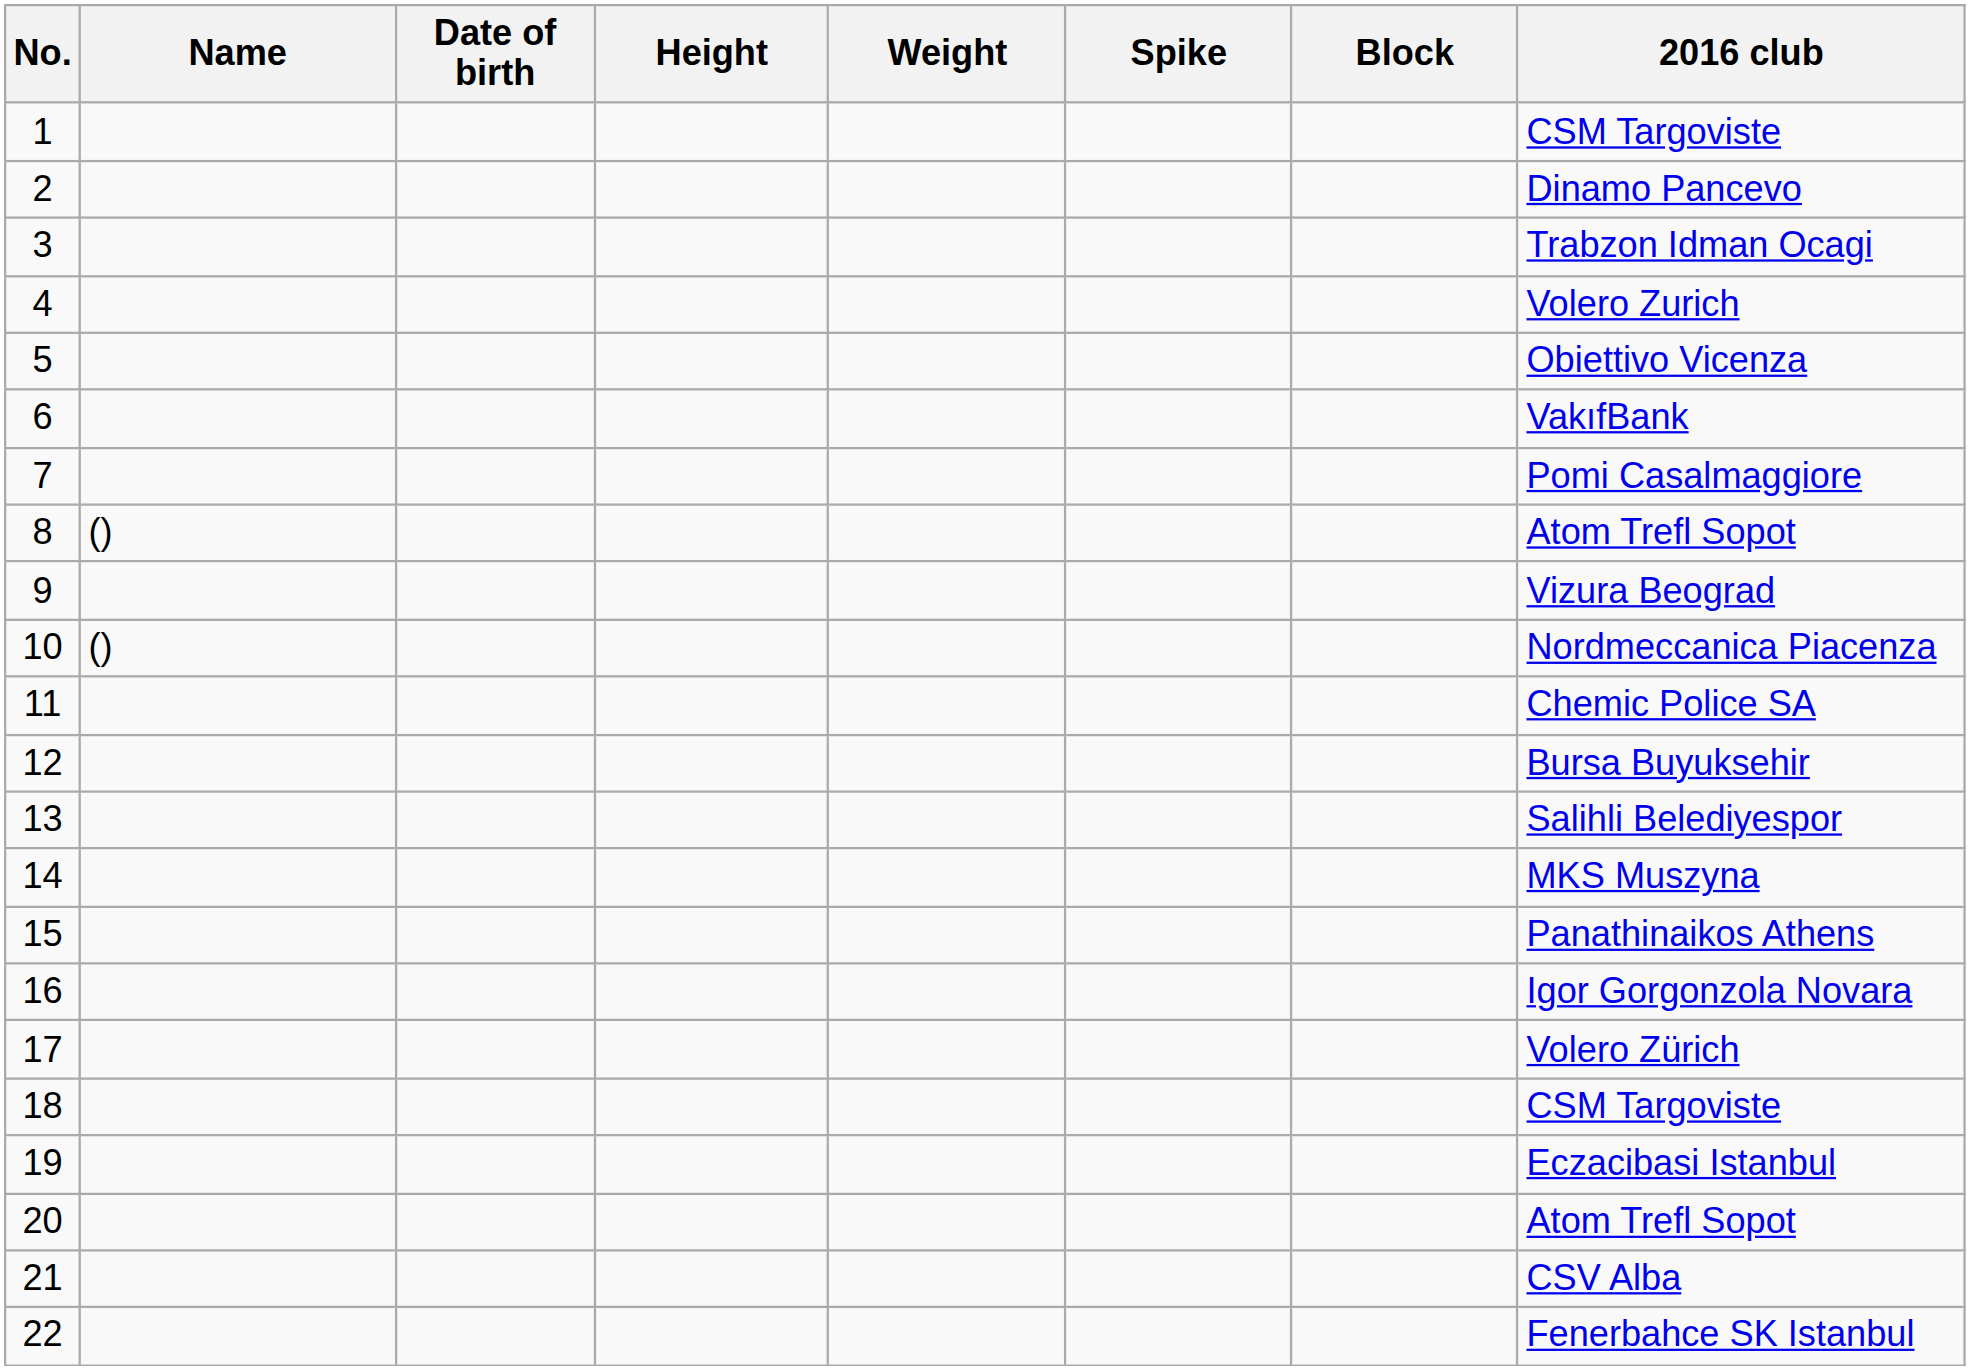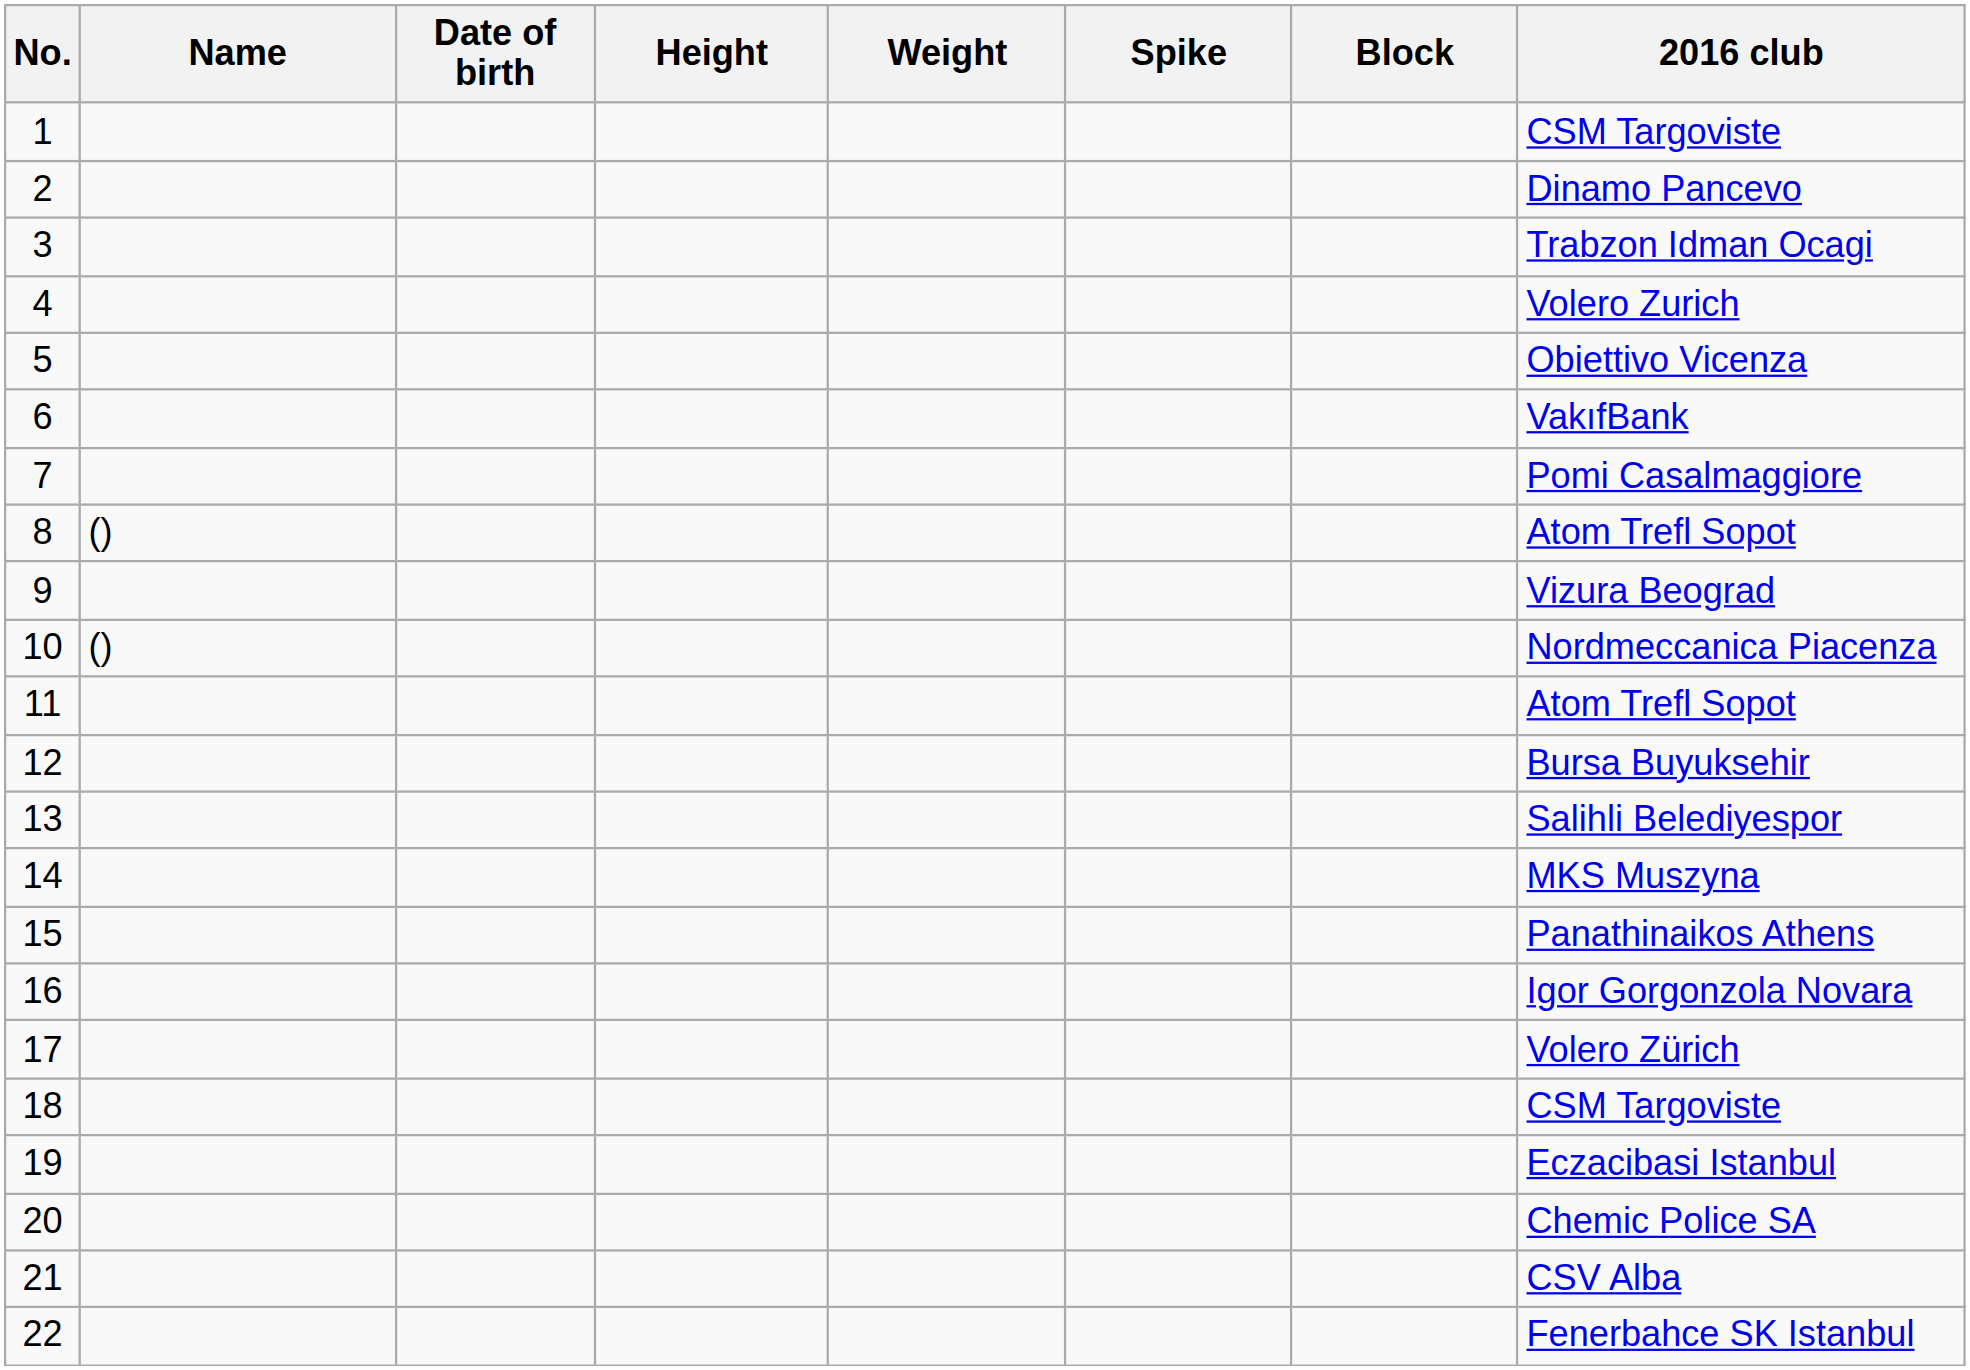(1671, 704) Chemic Police SA -> (1661, 704) Atom Trefl Sopot
(1661, 1220) Atom Trefl Sopot -> (1671, 1220) Chemic Police SA
